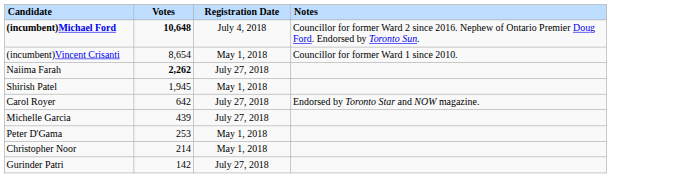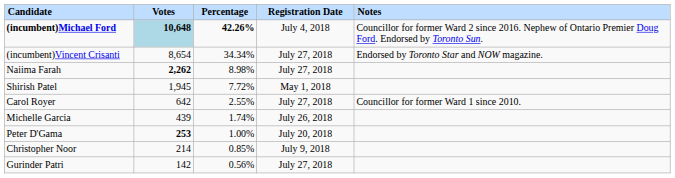+ column: (225, 12)
(177, 28) no background -> (177, 28) lightblue background
(242, 54) May 1, 2018 -> (305, 54) July 27, 2018
(375, 54) Councillor for former Ward 1 since 2010. -> (450, 54) Endorsed by Toronto Star and NOW magazine.
(386, 102) Endorsed by Toronto Star and NOW magazine. -> (439, 102) Councillor for former Ward 1 since 2010.
(242, 117) July 27, 2018 -> (305, 117) July 26, 2018
(183, 133) normal -> (183, 133) bold
(242, 133) May 1, 2018 -> (305, 133) July 20, 2018
(242, 149) May 1, 2018 -> (305, 149) July 9, 2018
